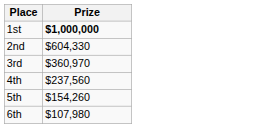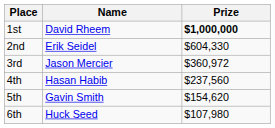+ column: (112, 13)
(68, 64) $360,970 -> (207, 64) $360,972
(68, 98) $154,260 -> (207, 98) $154,620
